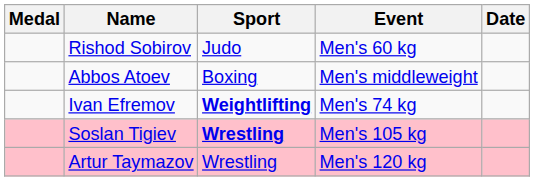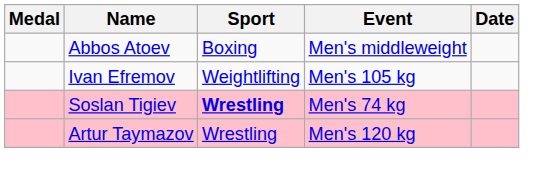- row: (130, 48)
(257, 105) bold -> (251, 76) normal
(368, 105) Men's 74 kg -> (362, 76) Men's 105 kg
(373, 134) Men's 105 kg -> (357, 105) Men's 74 kg
